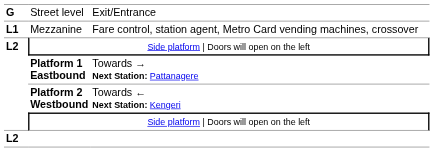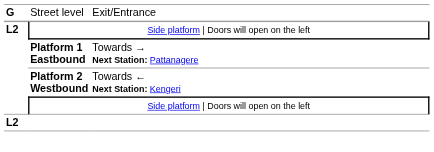- row: (56, 29)
